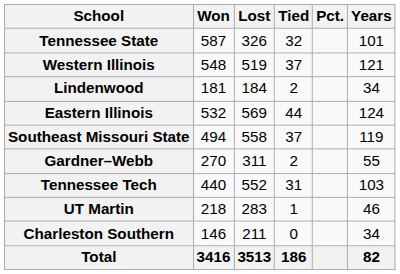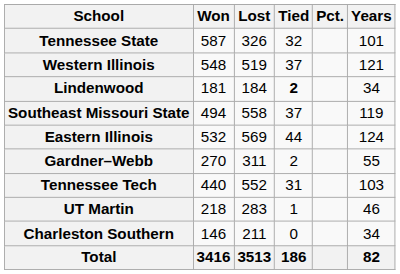(294, 88) normal -> (294, 88) bold
rows swapped: (99, 112) <-> (99, 137)
